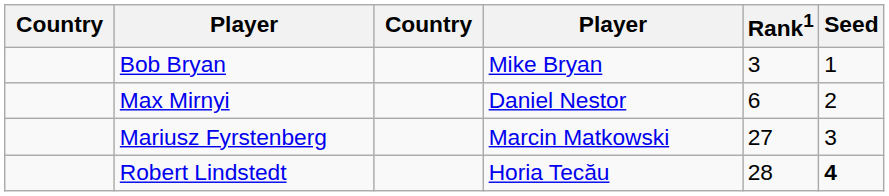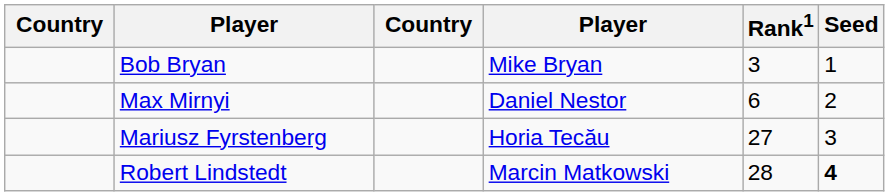(579, 136) Marcin Matkowski -> (549, 136) Horia Tecău
(549, 172) Horia Tecău -> (579, 172) Marcin Matkowski
